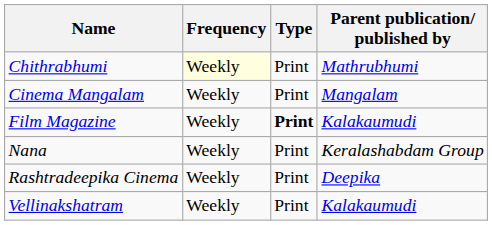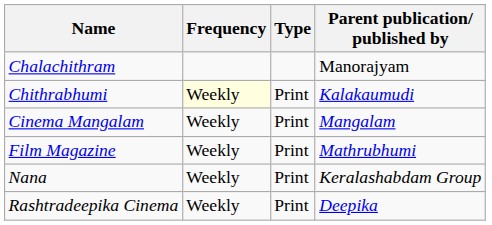+ row: (62, 66)
(370, 66) Mathrubhumi -> (367, 94) Kalakaumudi
(294, 121) bold -> (291, 149) normal
(369, 121) Kalakaumudi -> (368, 149) Mathrubhumi
- row: (66, 205)
